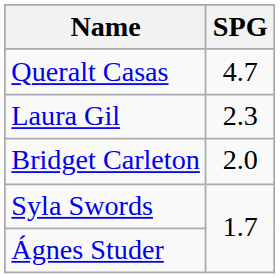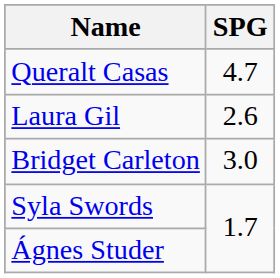(240, 116) 2.3 -> (240, 116) 2.6
(240, 160) 2.0 -> (240, 160) 3.0
